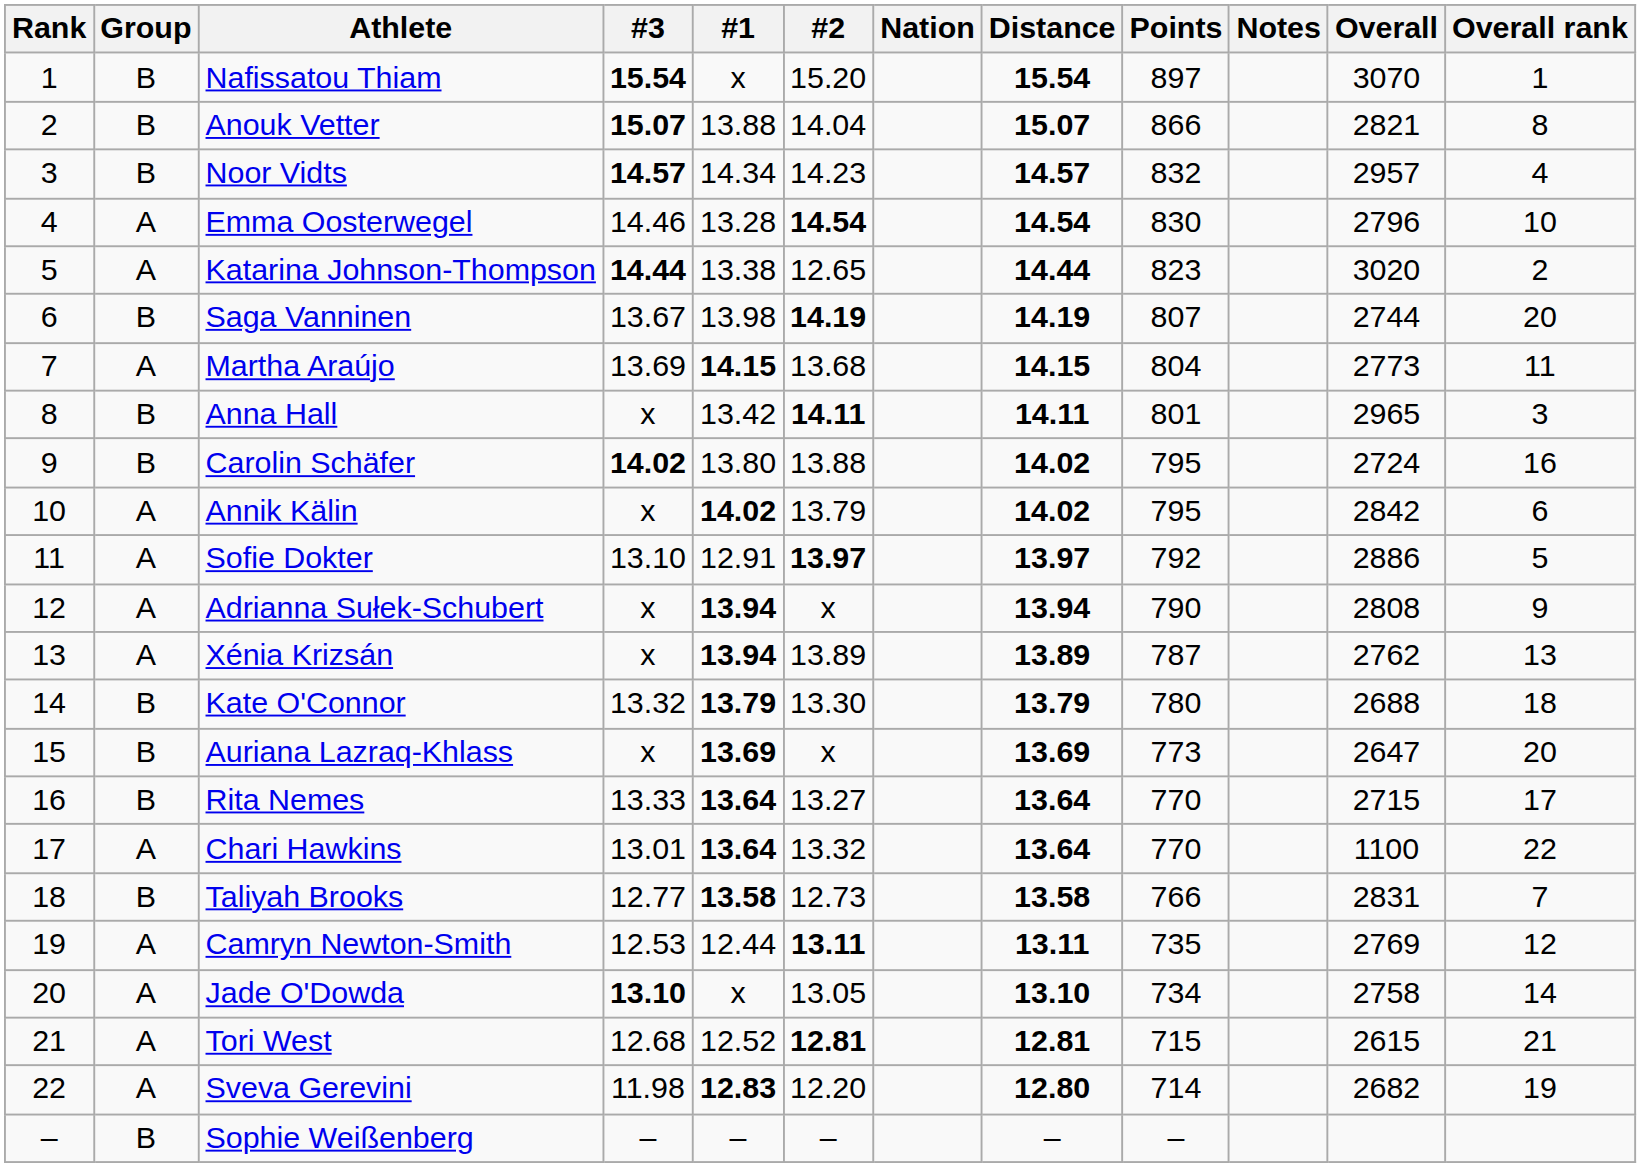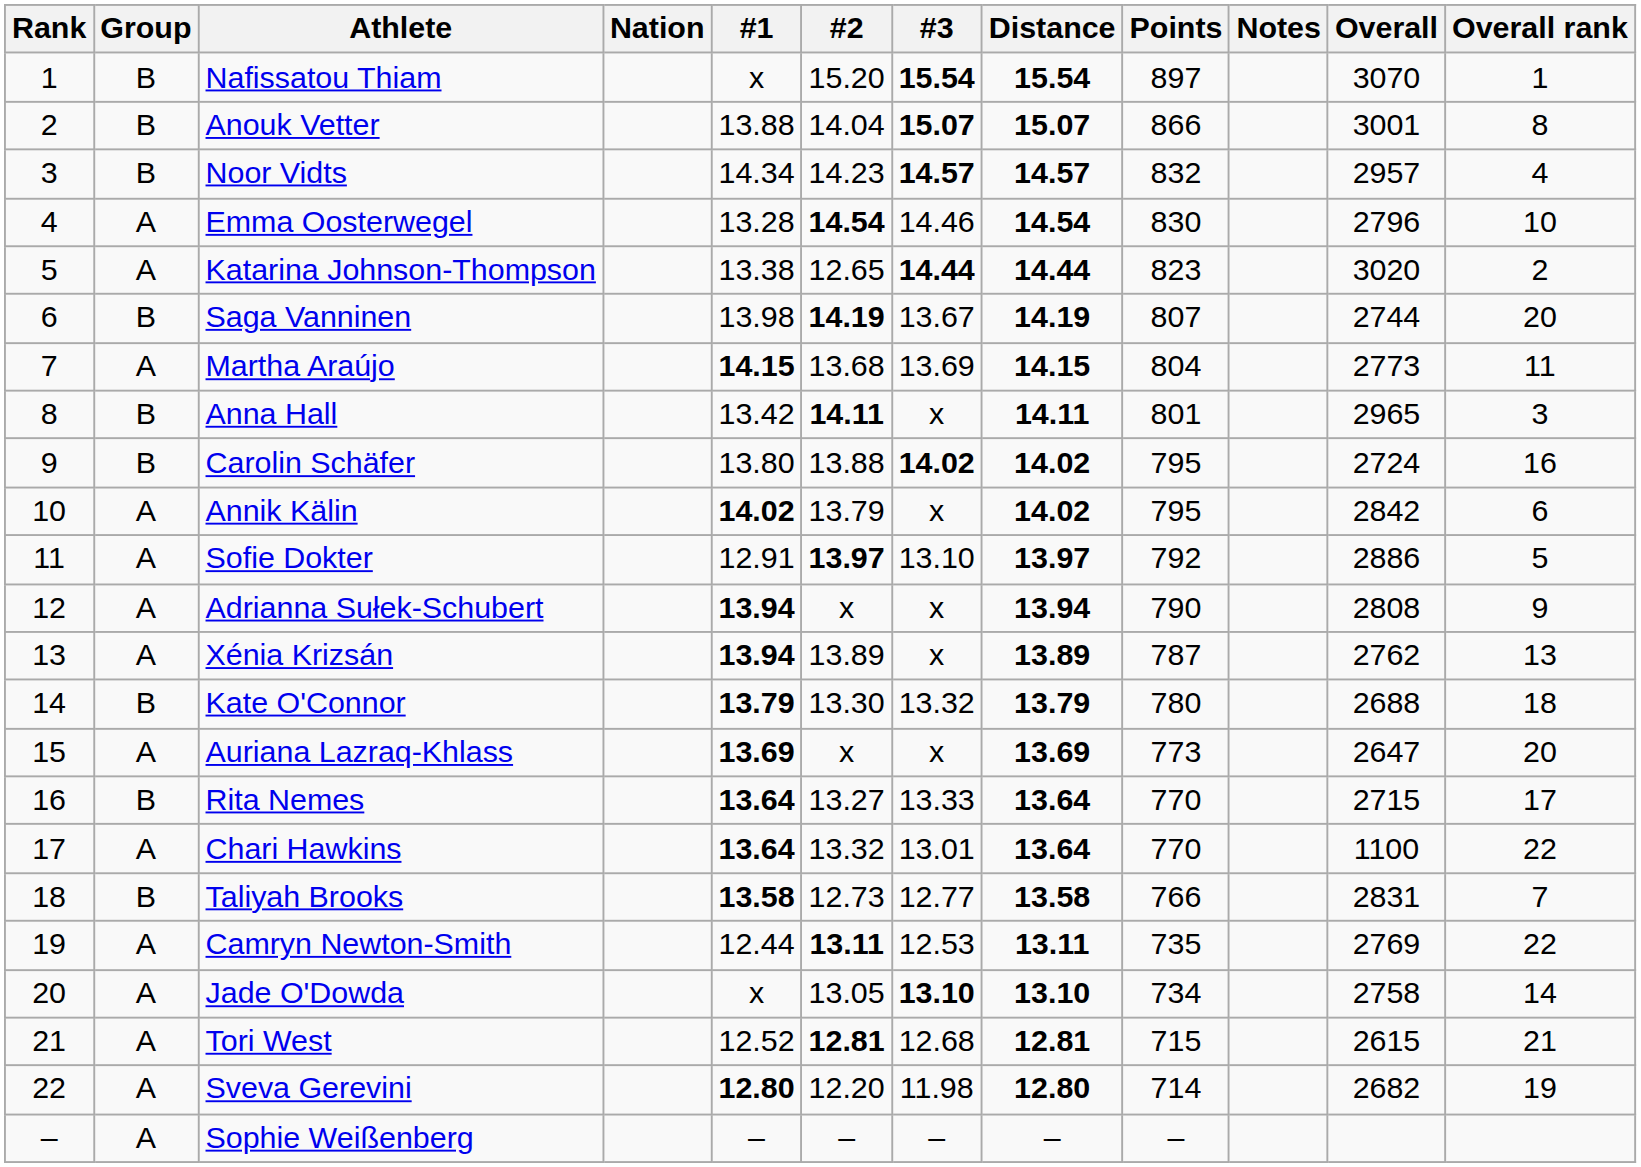columns swapped: (927, 28) <-> (648, 28)
(1386, 125) 2821 -> (1386, 125) 3001
(146, 751) B -> (146, 751) A
(1540, 944) 12 -> (1540, 944) 22
(738, 1089) 12.83 -> (757, 1089) 12.80
(146, 1137) B -> (146, 1137) A
